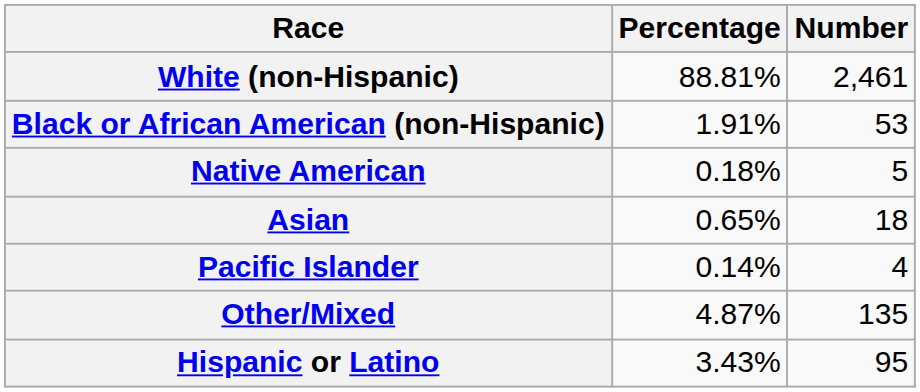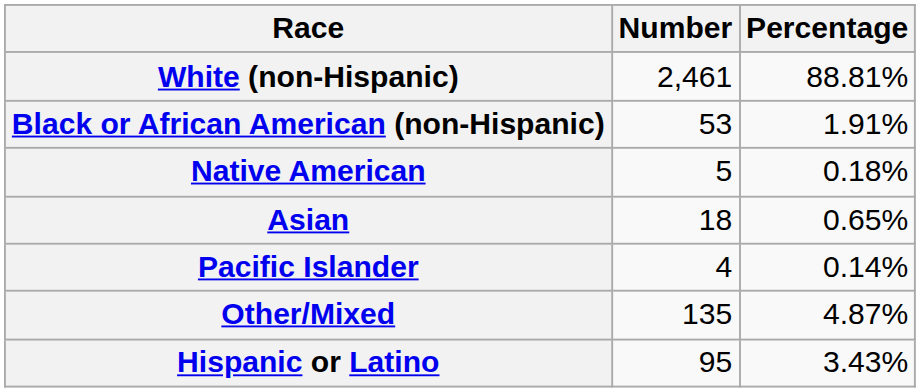columns swapped: (851, 28) <-> (700, 28)
